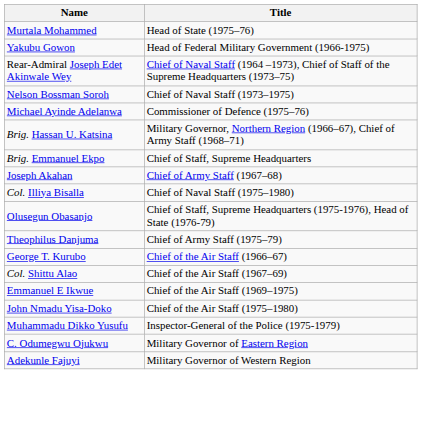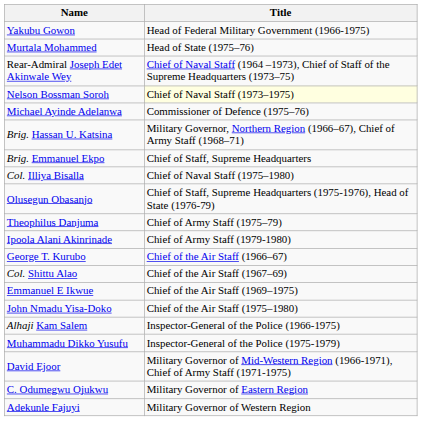rows swapped: (41, 47) <-> (52, 30)
(220, 94) no background -> (220, 94) lightyellow background
- row: (40, 175)
+ row: (59, 239)
+ row: (47, 325)
+ row: (34, 366)
